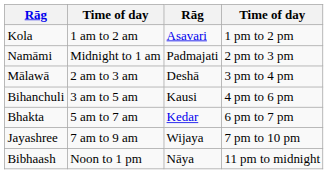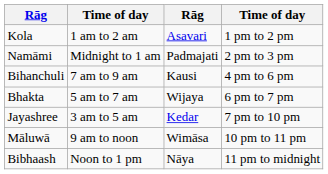- row: (28, 76)
(104, 96) 3 am to 5 am -> (104, 76) 7 am to 9 am
(182, 117) Kedar -> (185, 96) Wijaya
(104, 138) 7 am to 9 am -> (104, 117) 3 am to 5 am
(185, 138) Wijaya -> (182, 117) Kedar
+ row: (29, 138)
